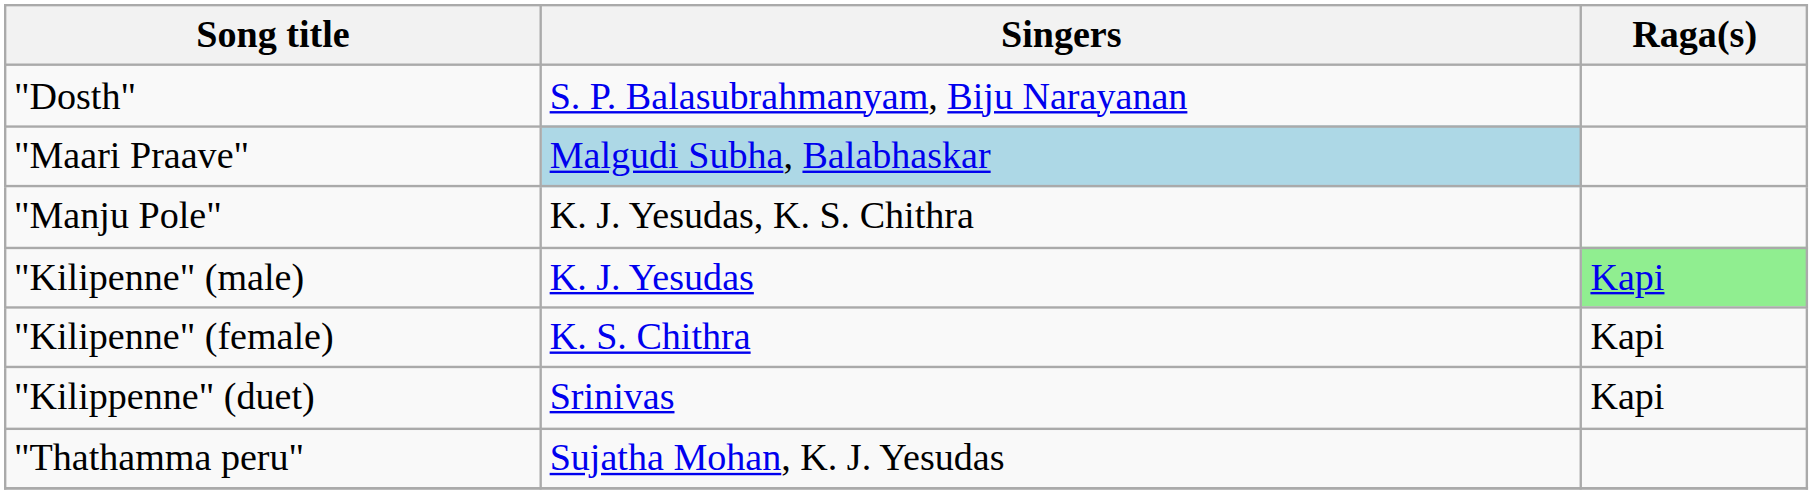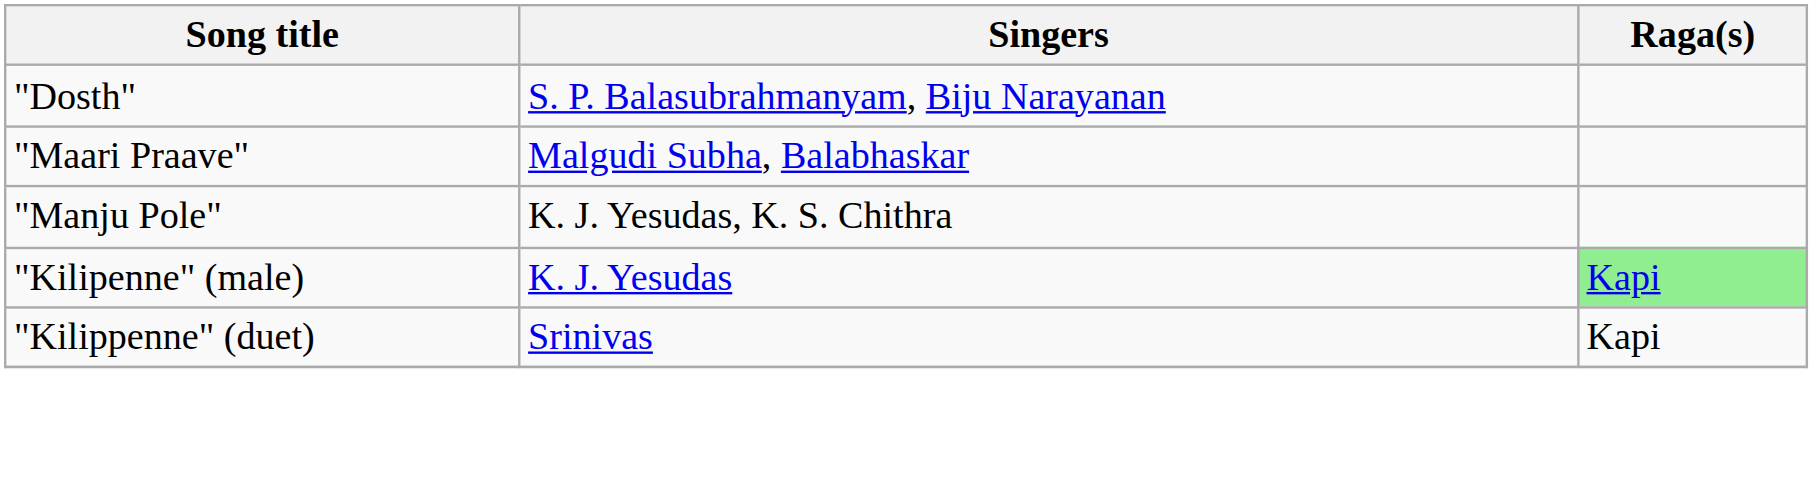(770, 155) lightblue background -> (749, 155) no background
- row: (174, 336)
- row: (159, 457)
